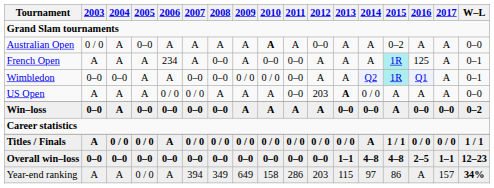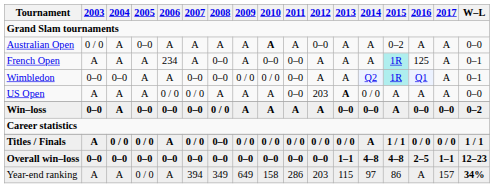(220, 110) 0–0 -> (220, 110) 0 / 0
(220, 142) 0 / 0 -> (220, 142) 0–0
